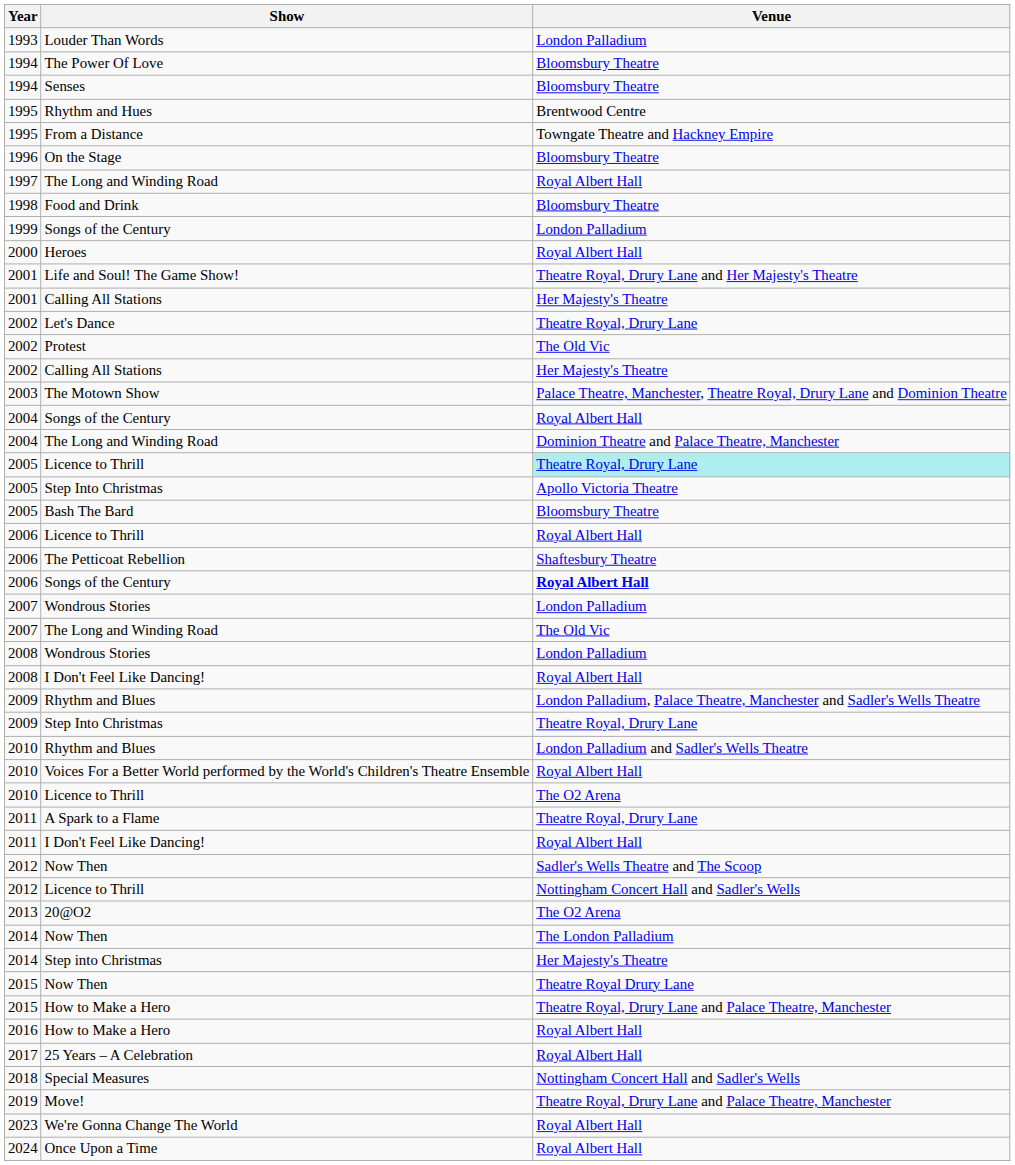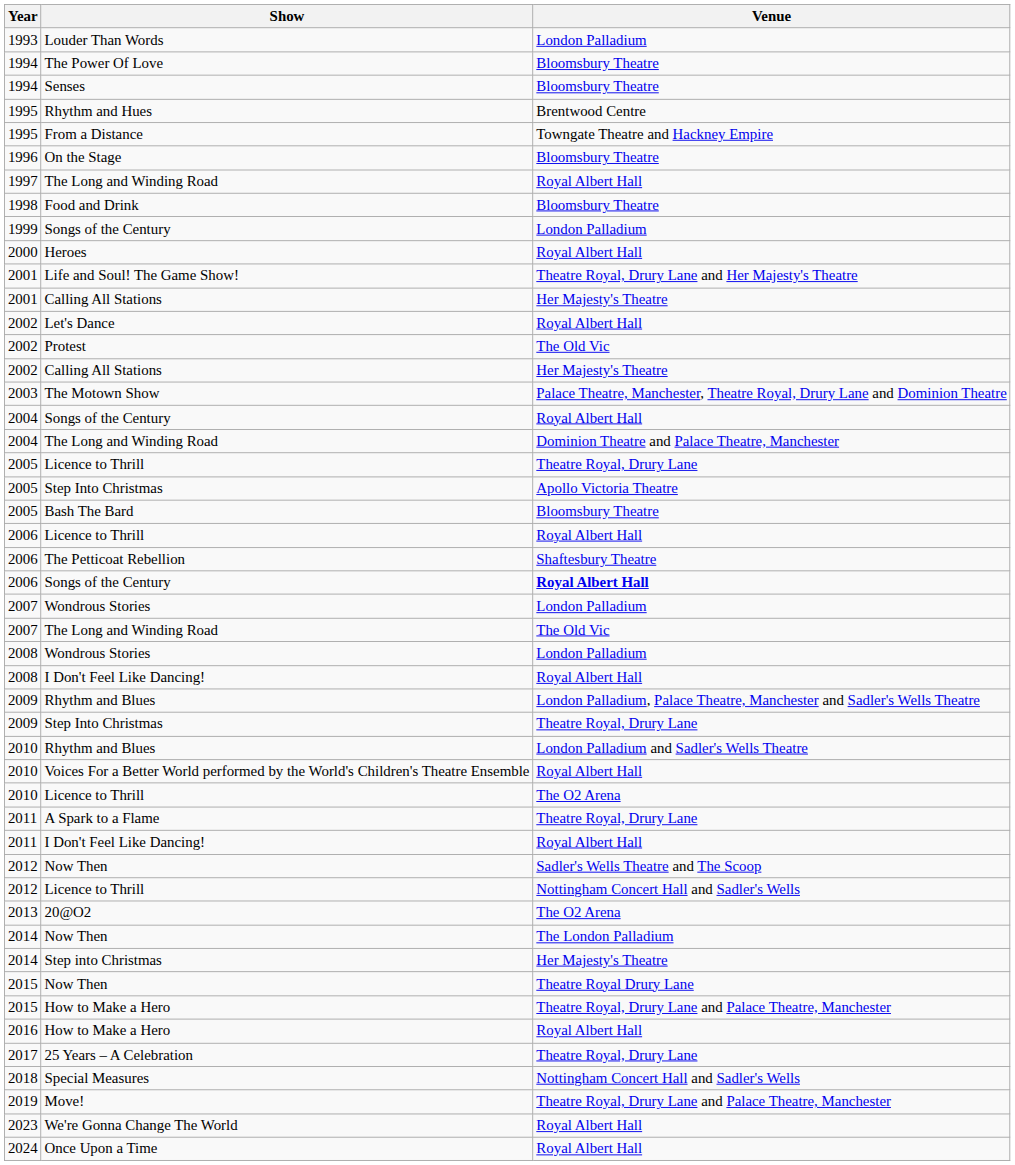(617, 323) Theatre Royal, Drury Lane -> (589, 323) Royal Albert Hall
(617, 464) paleturquoise background -> (617, 464) no background
(589, 1054) Royal Albert Hall -> (617, 1054) Theatre Royal, Drury Lane
